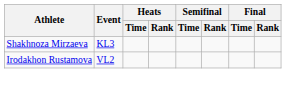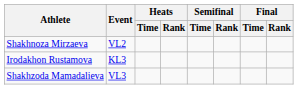(105, 44) KL3 -> (117, 44) VL2
(105, 60) VL2 -> (117, 60) KL3
+ row: (55, 76)
